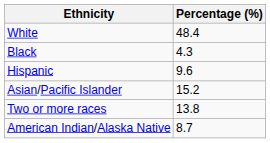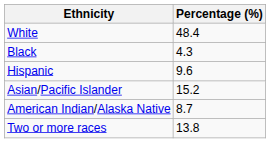rows swapped: (89, 128) <-> (57, 109)
